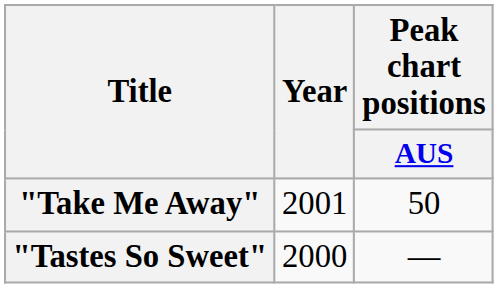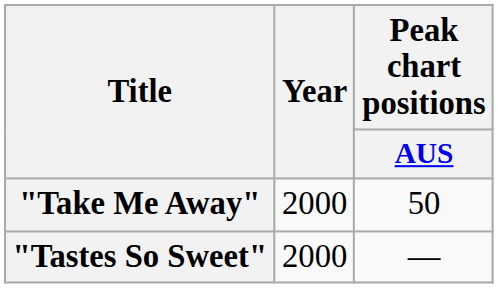(315, 204) 2001 -> (315, 204) 2000
